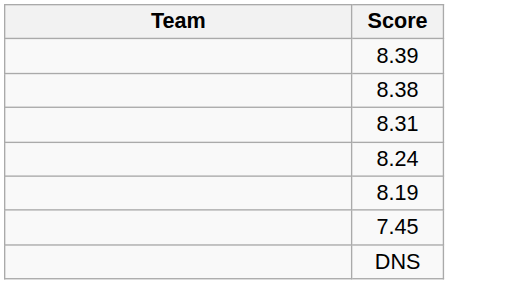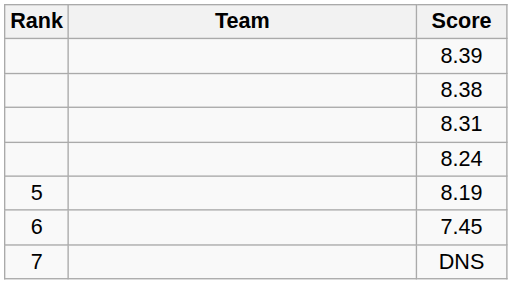+ column: (37, 21)
